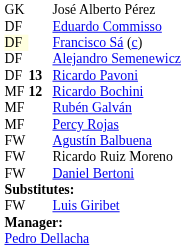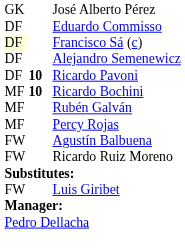(35, 75) 13 -> (35, 75) 10
(35, 91) 12 -> (35, 91) 10
- row: (93, 173)
